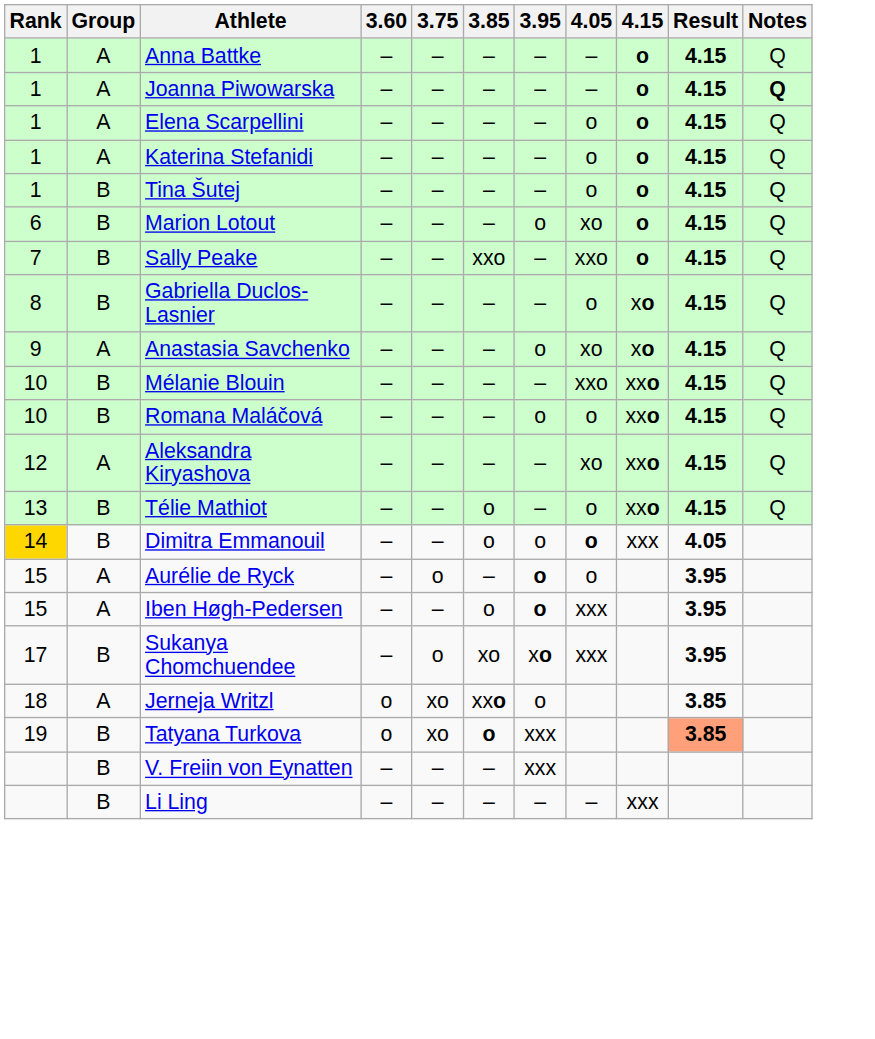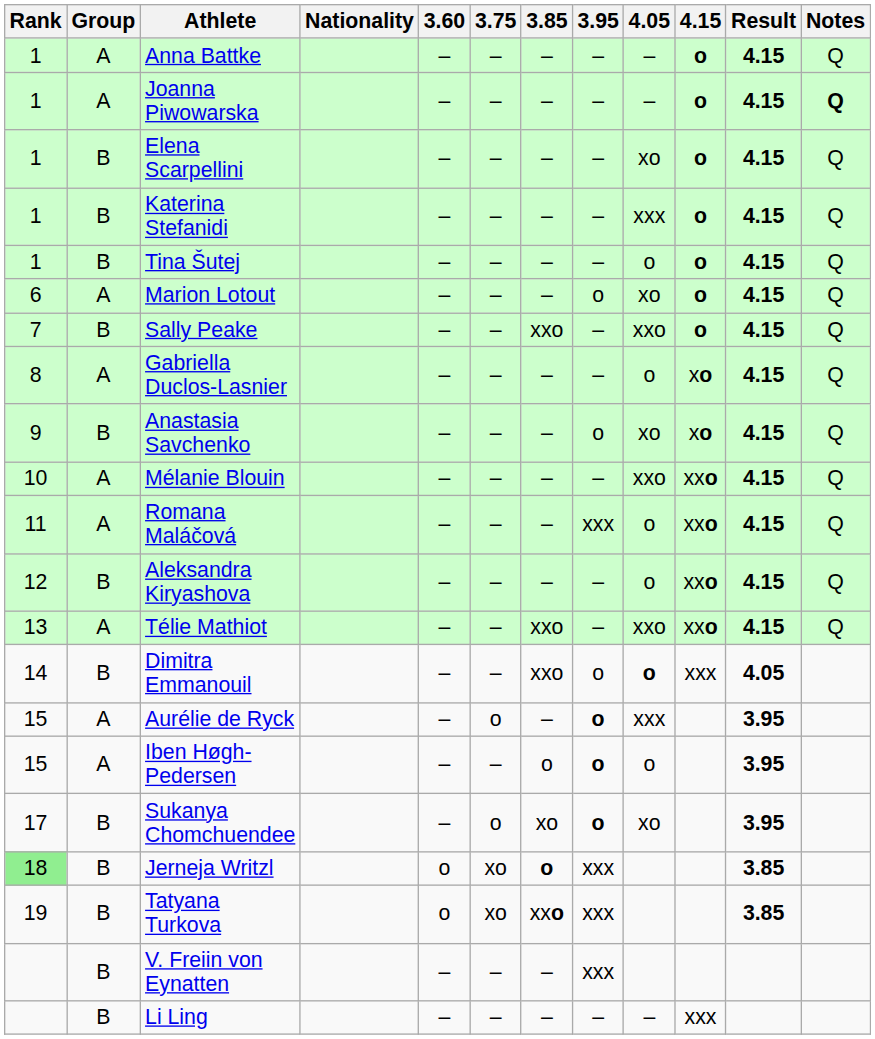+ column: (360, 21)
(103, 122) A -> (103, 158) B
(591, 122) o -> (649, 158) xo
(103, 156) A -> (103, 216) B
(591, 156) o -> (649, 216) xxx
(103, 223) B -> (103, 295) A
(103, 303) B -> (103, 375) A
(103, 349) A -> (103, 432) B
(103, 382) B -> (103, 478) A
(36, 416) 10 -> (36, 524) 11
(103, 416) B -> (103, 524) A
(540, 416) o -> (598, 524) xxx
(103, 462) A -> (103, 581) B
(591, 462) xo -> (649, 581) o
(103, 507) B -> (103, 627) A
(489, 507) o -> (547, 627) xxo
(591, 507) o -> (649, 627) xxo
(36, 541) gold background -> (36, 673) no background
(489, 541) o -> (547, 673) xxo
(591, 575) o -> (649, 719) xxx
(591, 609) xxx -> (649, 764) o
(540, 654) xo -> (598, 822) o
(591, 654) xxx -> (649, 822) xo
(36, 700) no background -> (36, 868) lightgreen background
(103, 700) A -> (103, 868) B
(489, 700) xxo -> (547, 868) o
(540, 700) o -> (598, 868) xxx
(489, 734) o -> (547, 913) xxo
(706, 734) lightsalmon background -> (764, 913) no background
